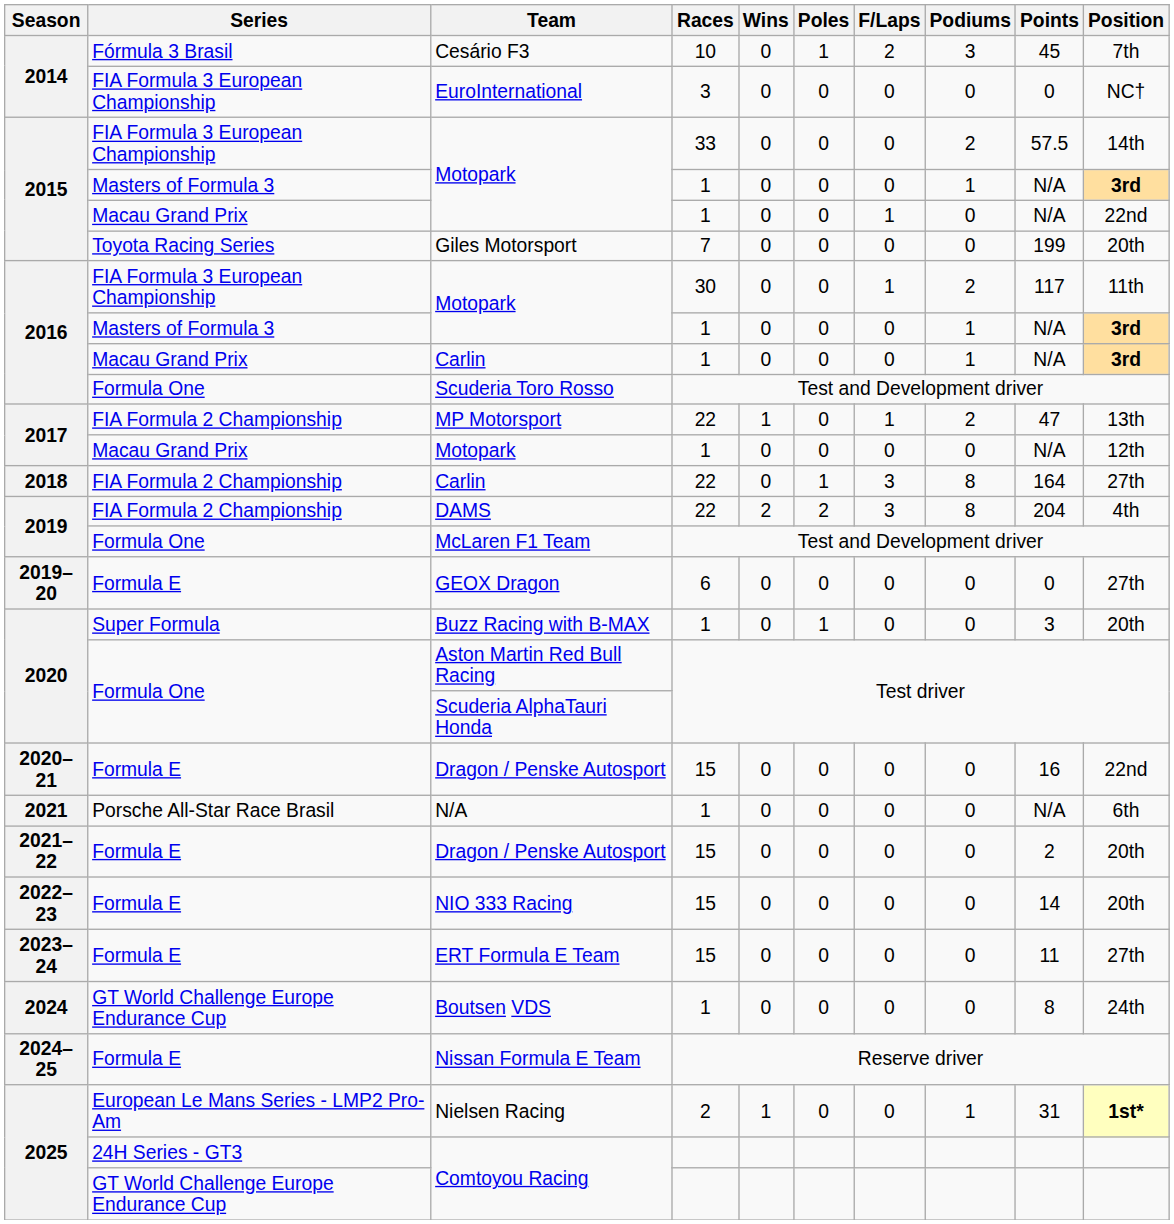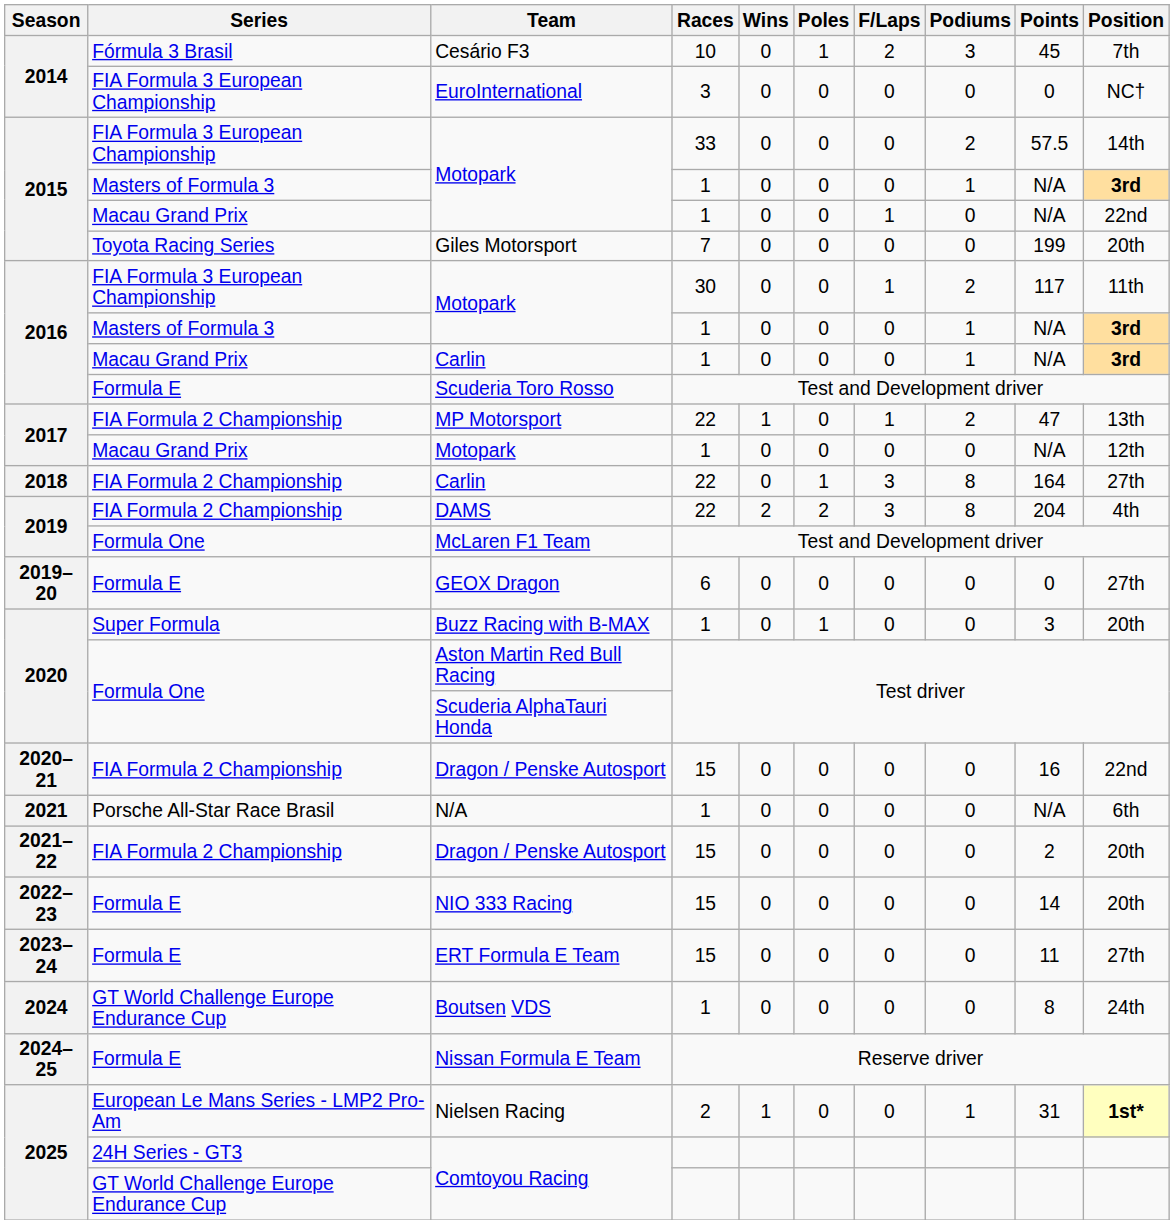(148, 389) Formula One -> (137, 389) Formula E
(137, 769) Formula E -> (217, 769) FIA Formula 2 Championship
(137, 852) Formula E -> (217, 852) FIA Formula 2 Championship
